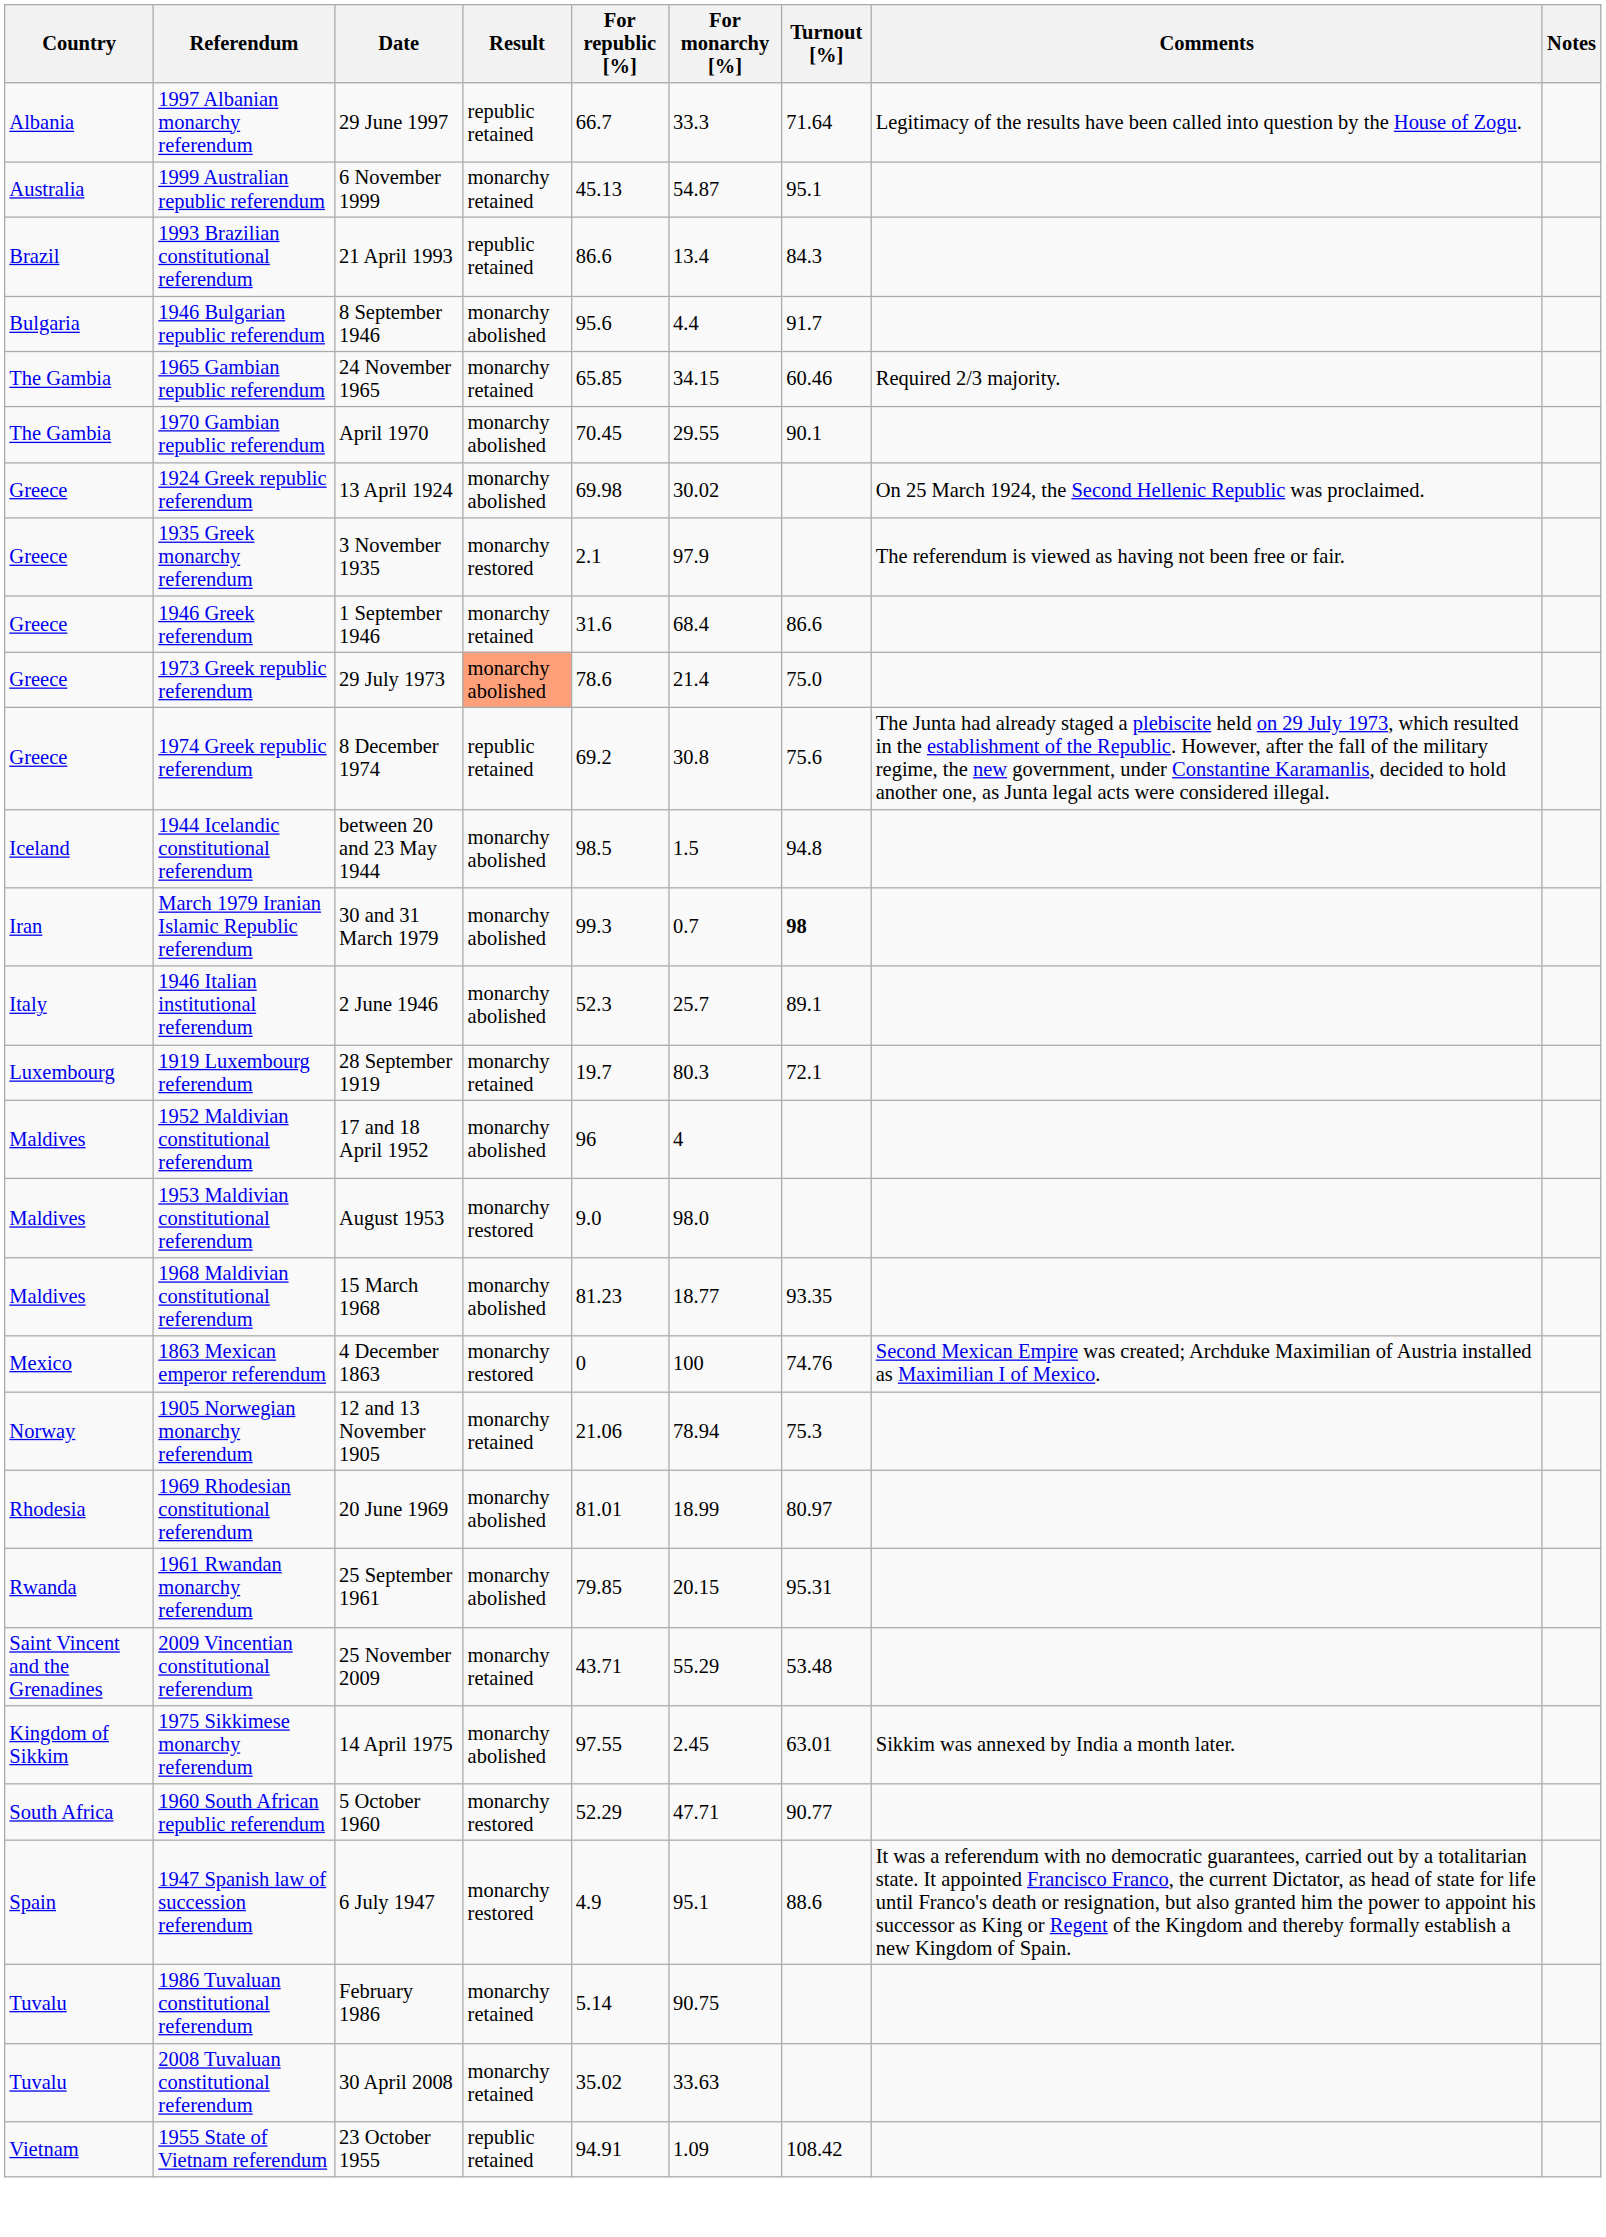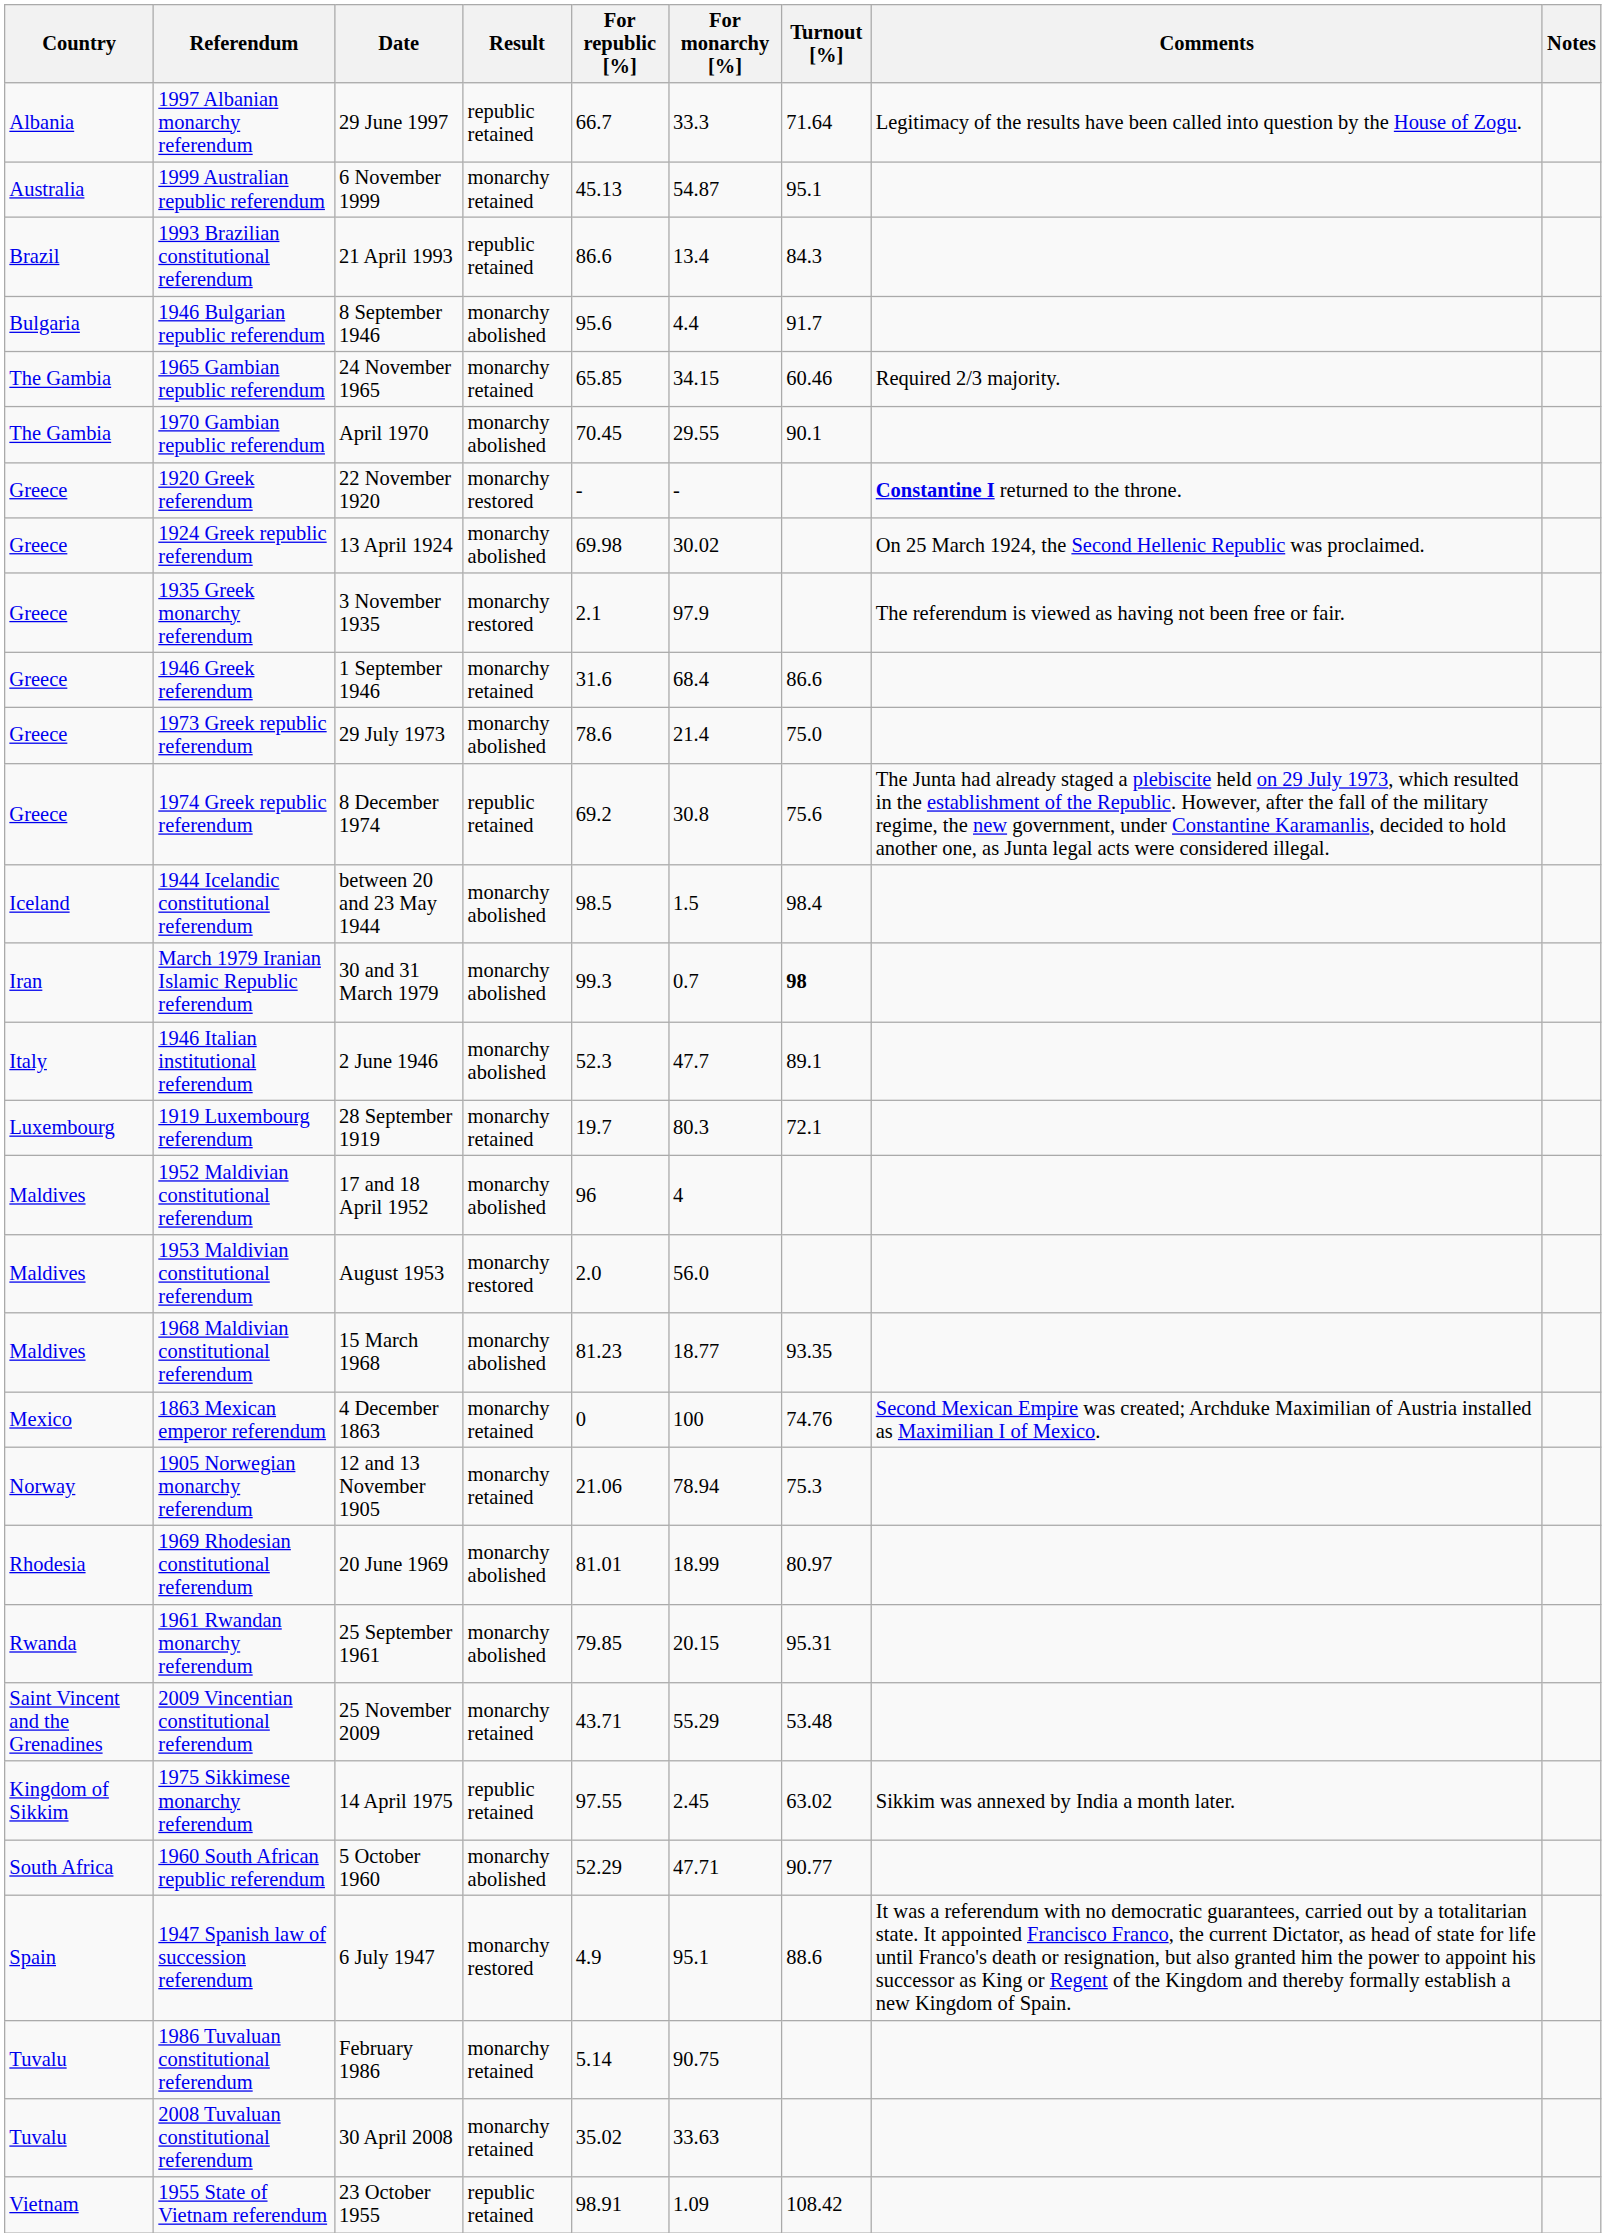+ row: (206, 490)
(509, 679) lightsalmon background -> (509, 735) no background
(804, 848) 94.8 -> (804, 903) 98.4
(691, 1005) 25.7 -> (691, 1060) 47.7
(589, 1218) 9.0 -> (589, 1273) 2.0
(691, 1218) 98.0 -> (691, 1273) 56.0
(509, 1363) monarchy restored -> (509, 1419) monarchy retained
(509, 1744) monarchy abolished -> (501, 1800) republic retained
(809, 1744) 63.01 -> (809, 1800) 63.02
(509, 1811) monarchy restored -> (509, 1867) monarchy abolished
(599, 2149) 94.91 -> (599, 2204) 98.91
